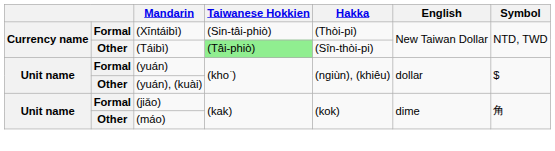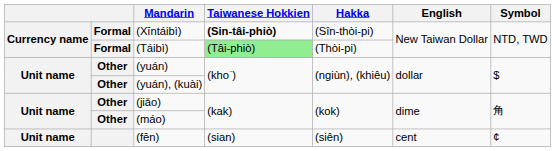(239, 31) normal -> (242, 31) bold
(336, 31) (Thòi-pi) -> (344, 31) (Sîn-thòi-pi)
(112, 48) Other -> (112, 48) Formal
(344, 48) (Sîn-thòi-pi) -> (336, 48) (Thòi-pi)
(112, 66) Formal -> (112, 66) Other
(112, 102) Formal -> (112, 102) Other
+ row: (148, 137)
